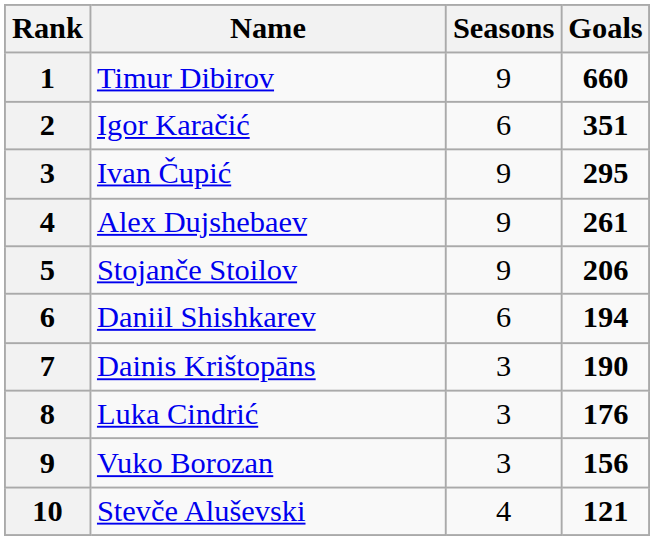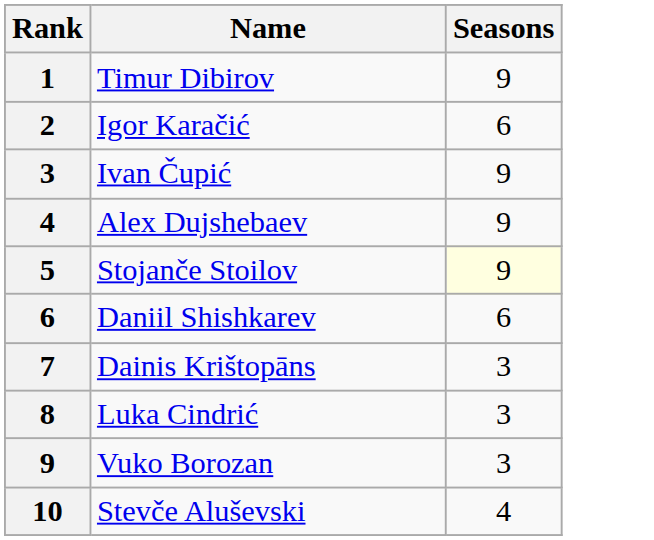- column: (606, 28)
(504, 269) no background -> (504, 269) lightyellow background
